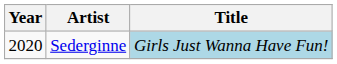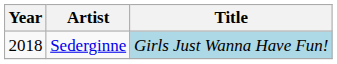(25, 44) 2020 -> (25, 44) 2018
